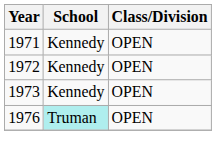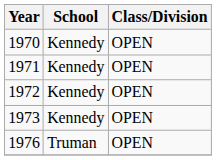+ row: (24, 42)
(72, 117) paleturquoise background -> (72, 142) no background
